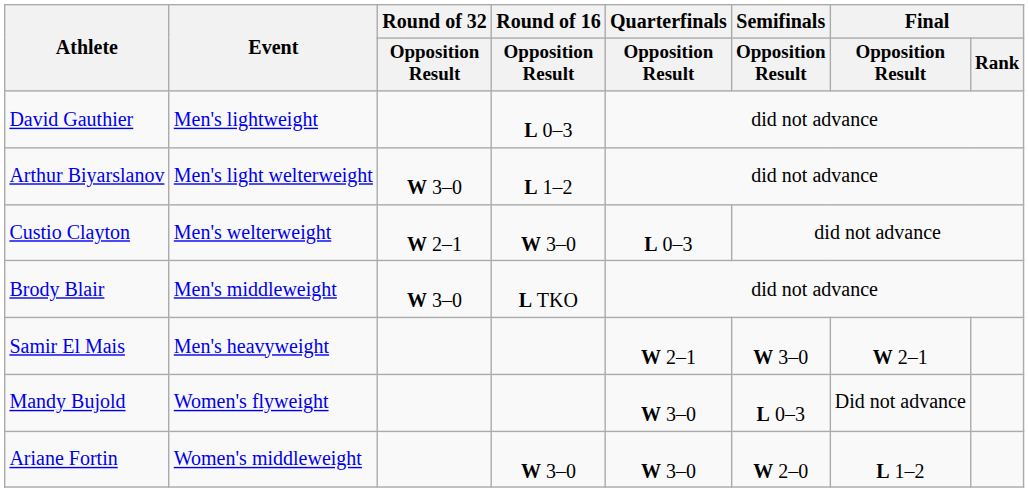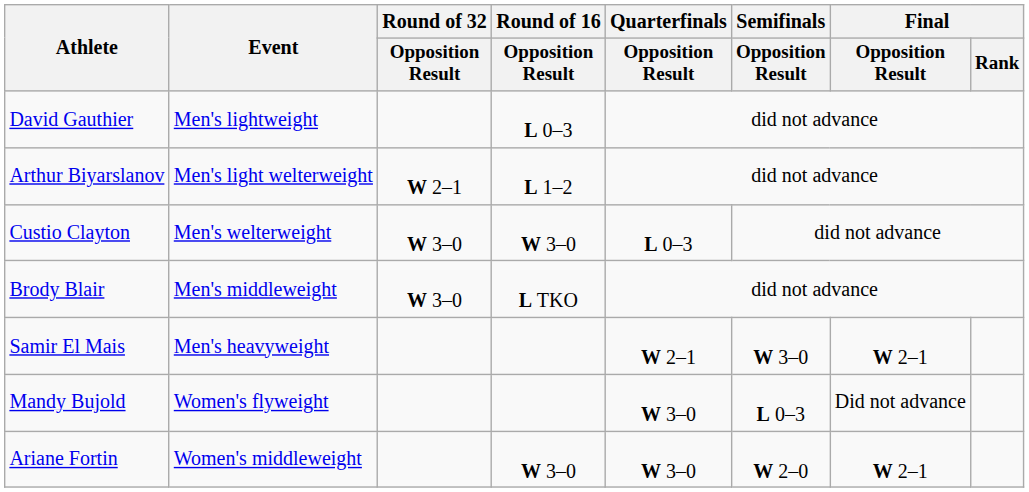(435, 188) W 3–0 -> (435, 188) W 2–1
(435, 244) W 2–1 -> (435, 244) W 3–0
(900, 471) L 1–2 -> (900, 471) W 2–1
